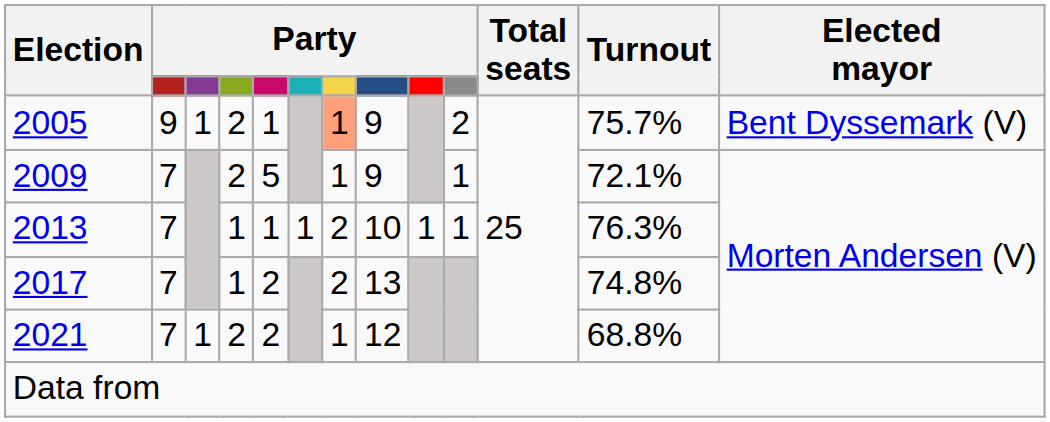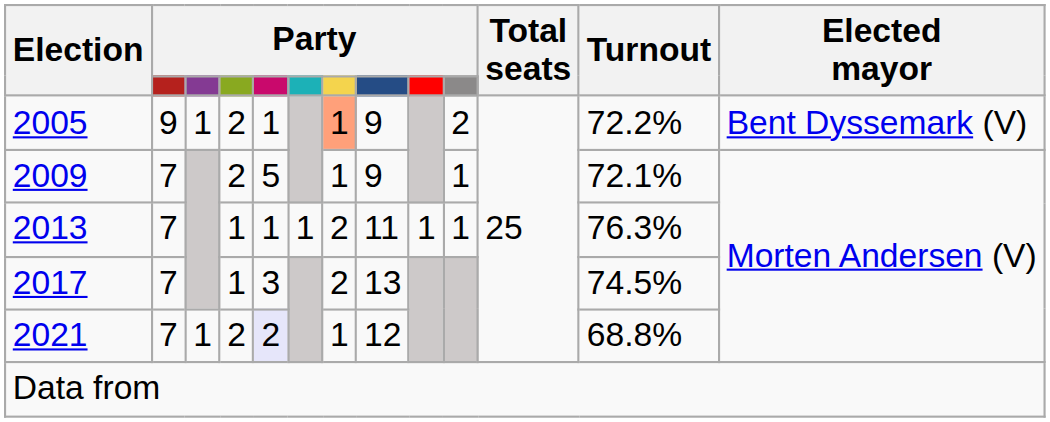(634, 122) 75.7% -> (634, 122) 72.2%
(383, 228) 10 -> (382, 228) 11
(271, 282) 2 -> (271, 282) 3
(634, 282) 74.8% -> (634, 282) 74.5%
(271, 335) no background -> (271, 335) lavender background
